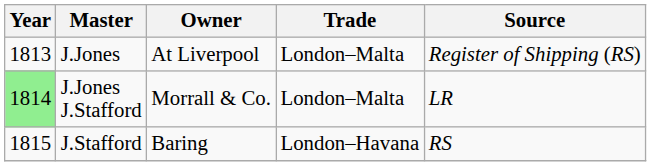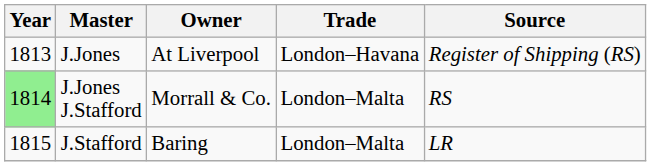(342, 53) London–Malta -> (350, 53) London–Havana
(441, 98) LR -> (440, 98) RS
(350, 143) London–Havana -> (342, 143) London–Malta
(440, 143) RS -> (441, 143) LR
